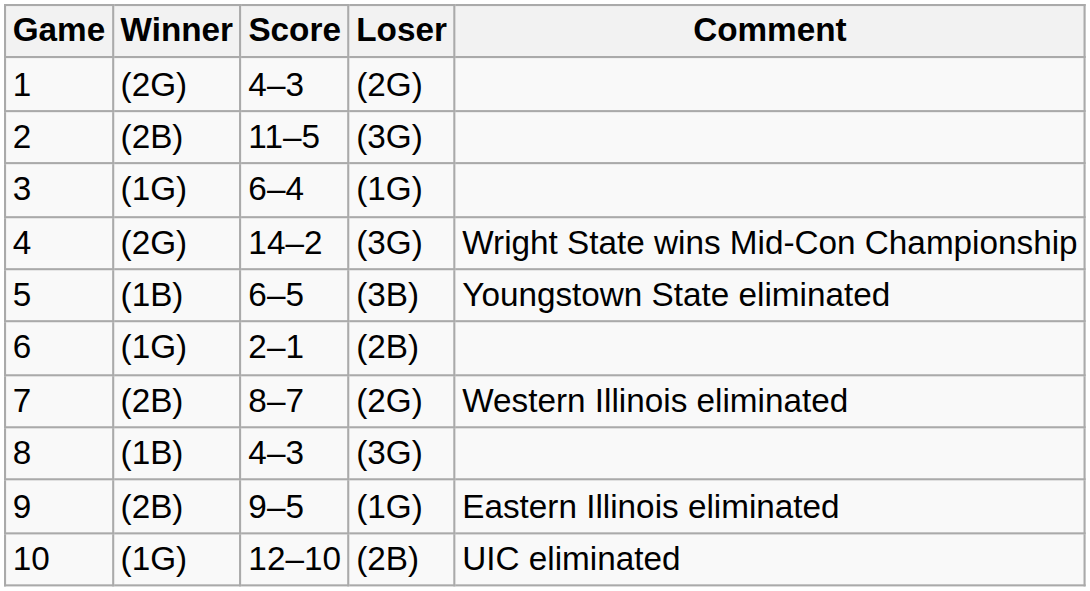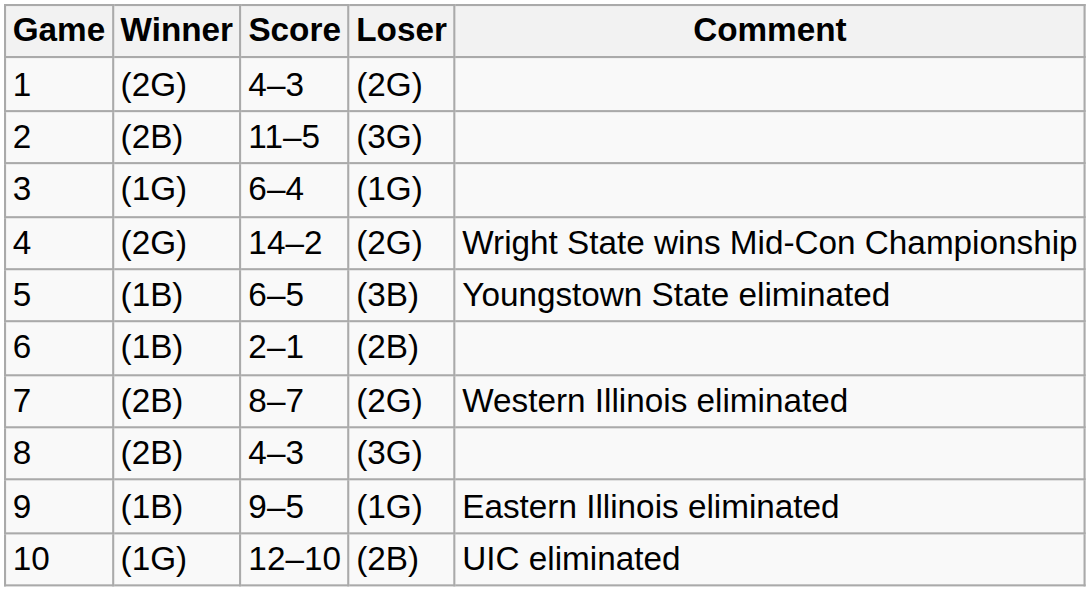(390, 242) (3G) -> (390, 242) (2G)
(154, 347) (1G) -> (152, 347) (1B)
(152, 453) (1B) -> (152, 453) (2B)
(152, 505) (2B) -> (152, 505) (1B)
